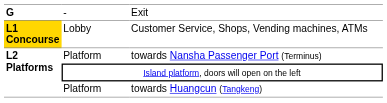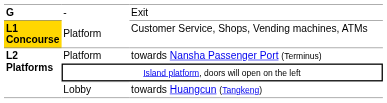(77, 28) Lobby -> (82, 33) Platform
(82, 89) Platform -> (77, 89) Lobby
